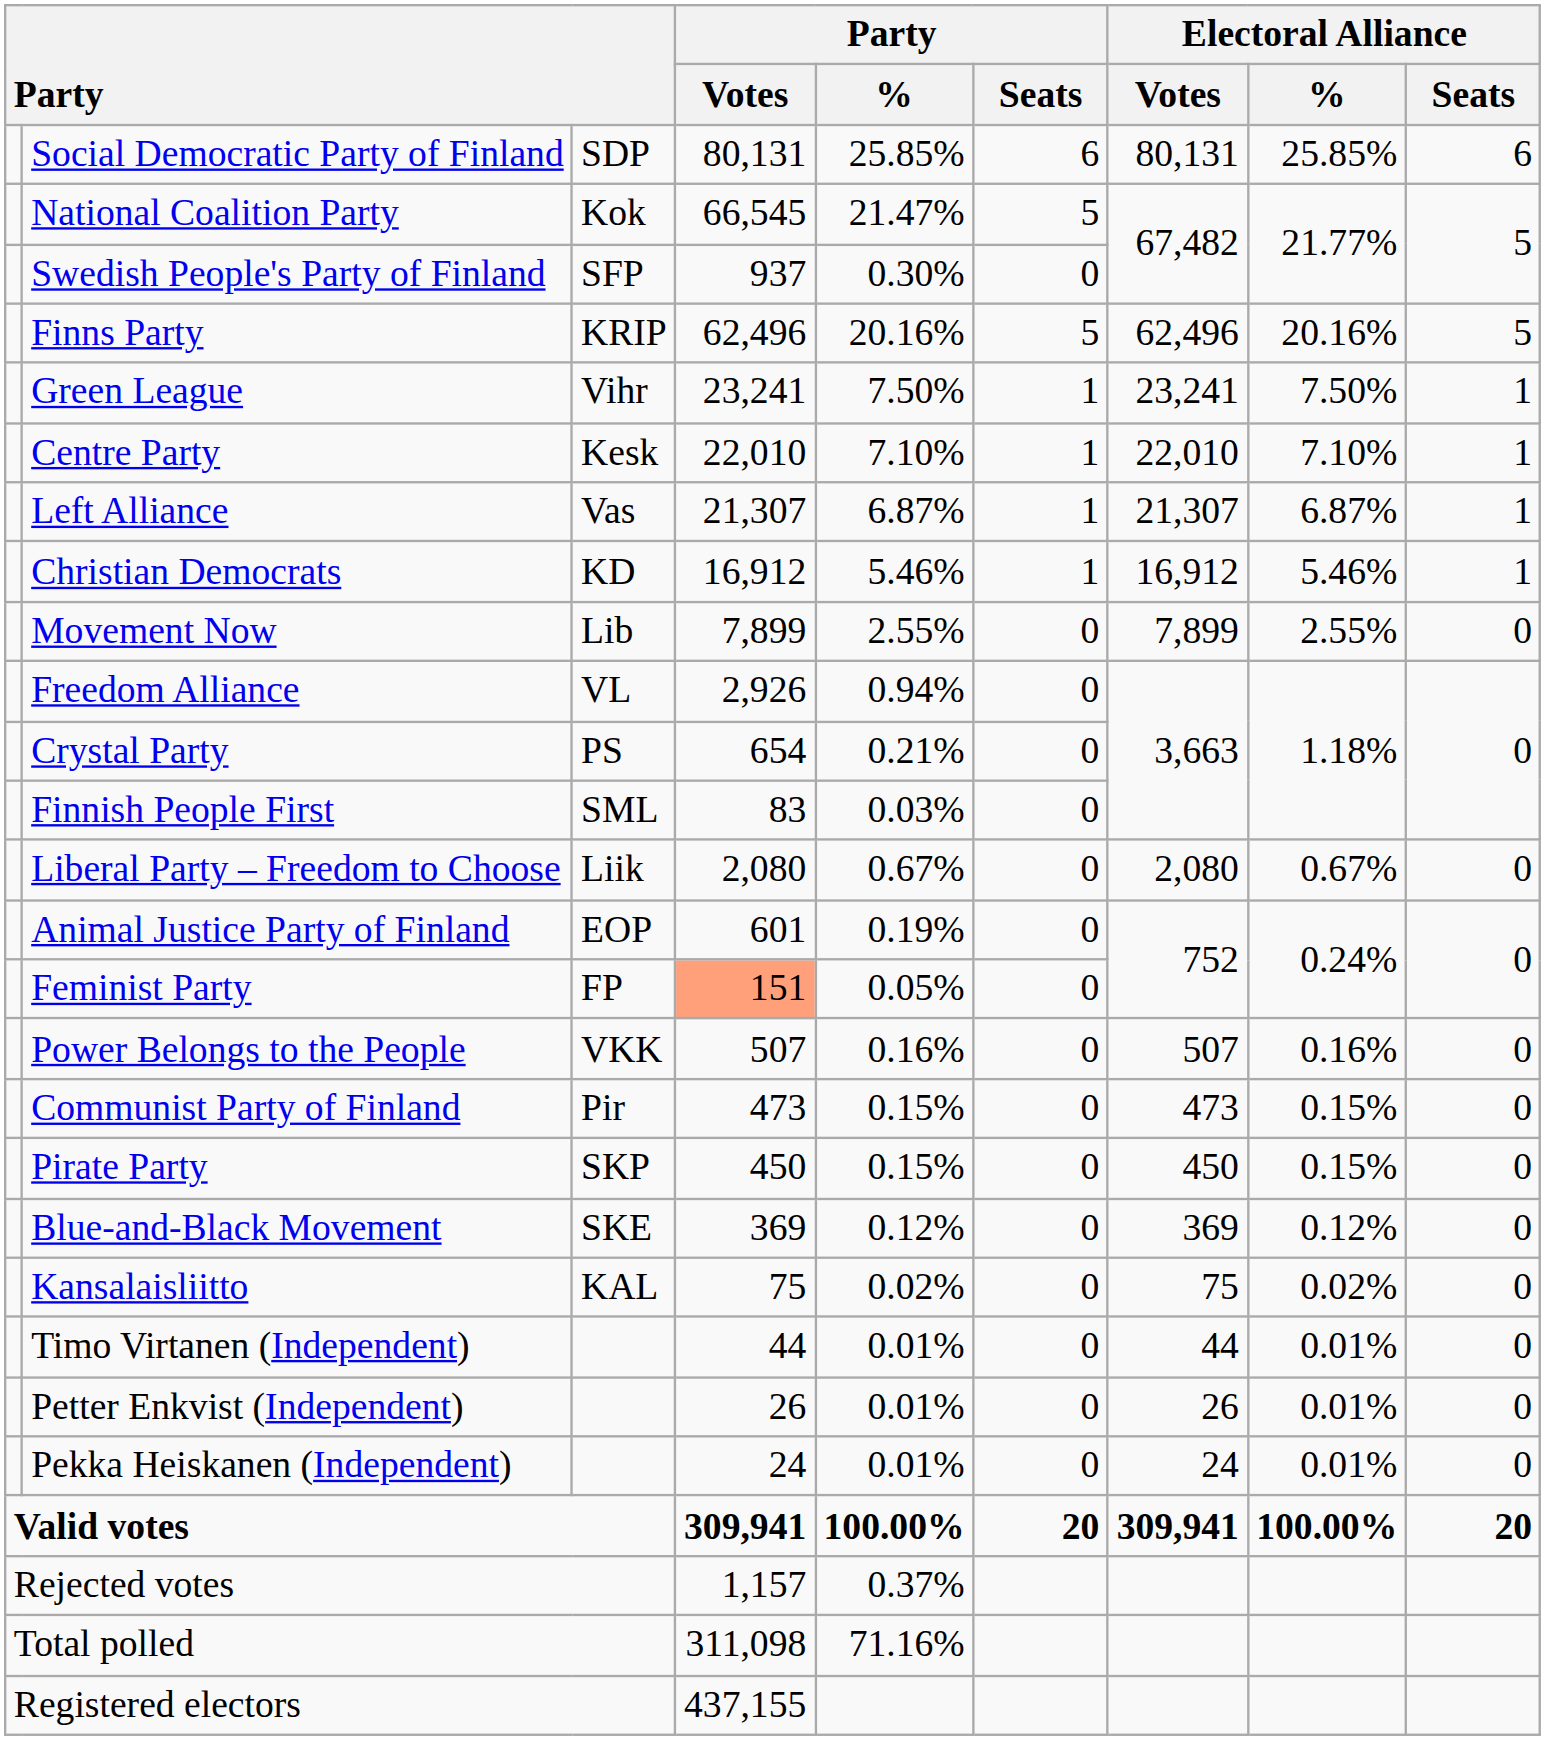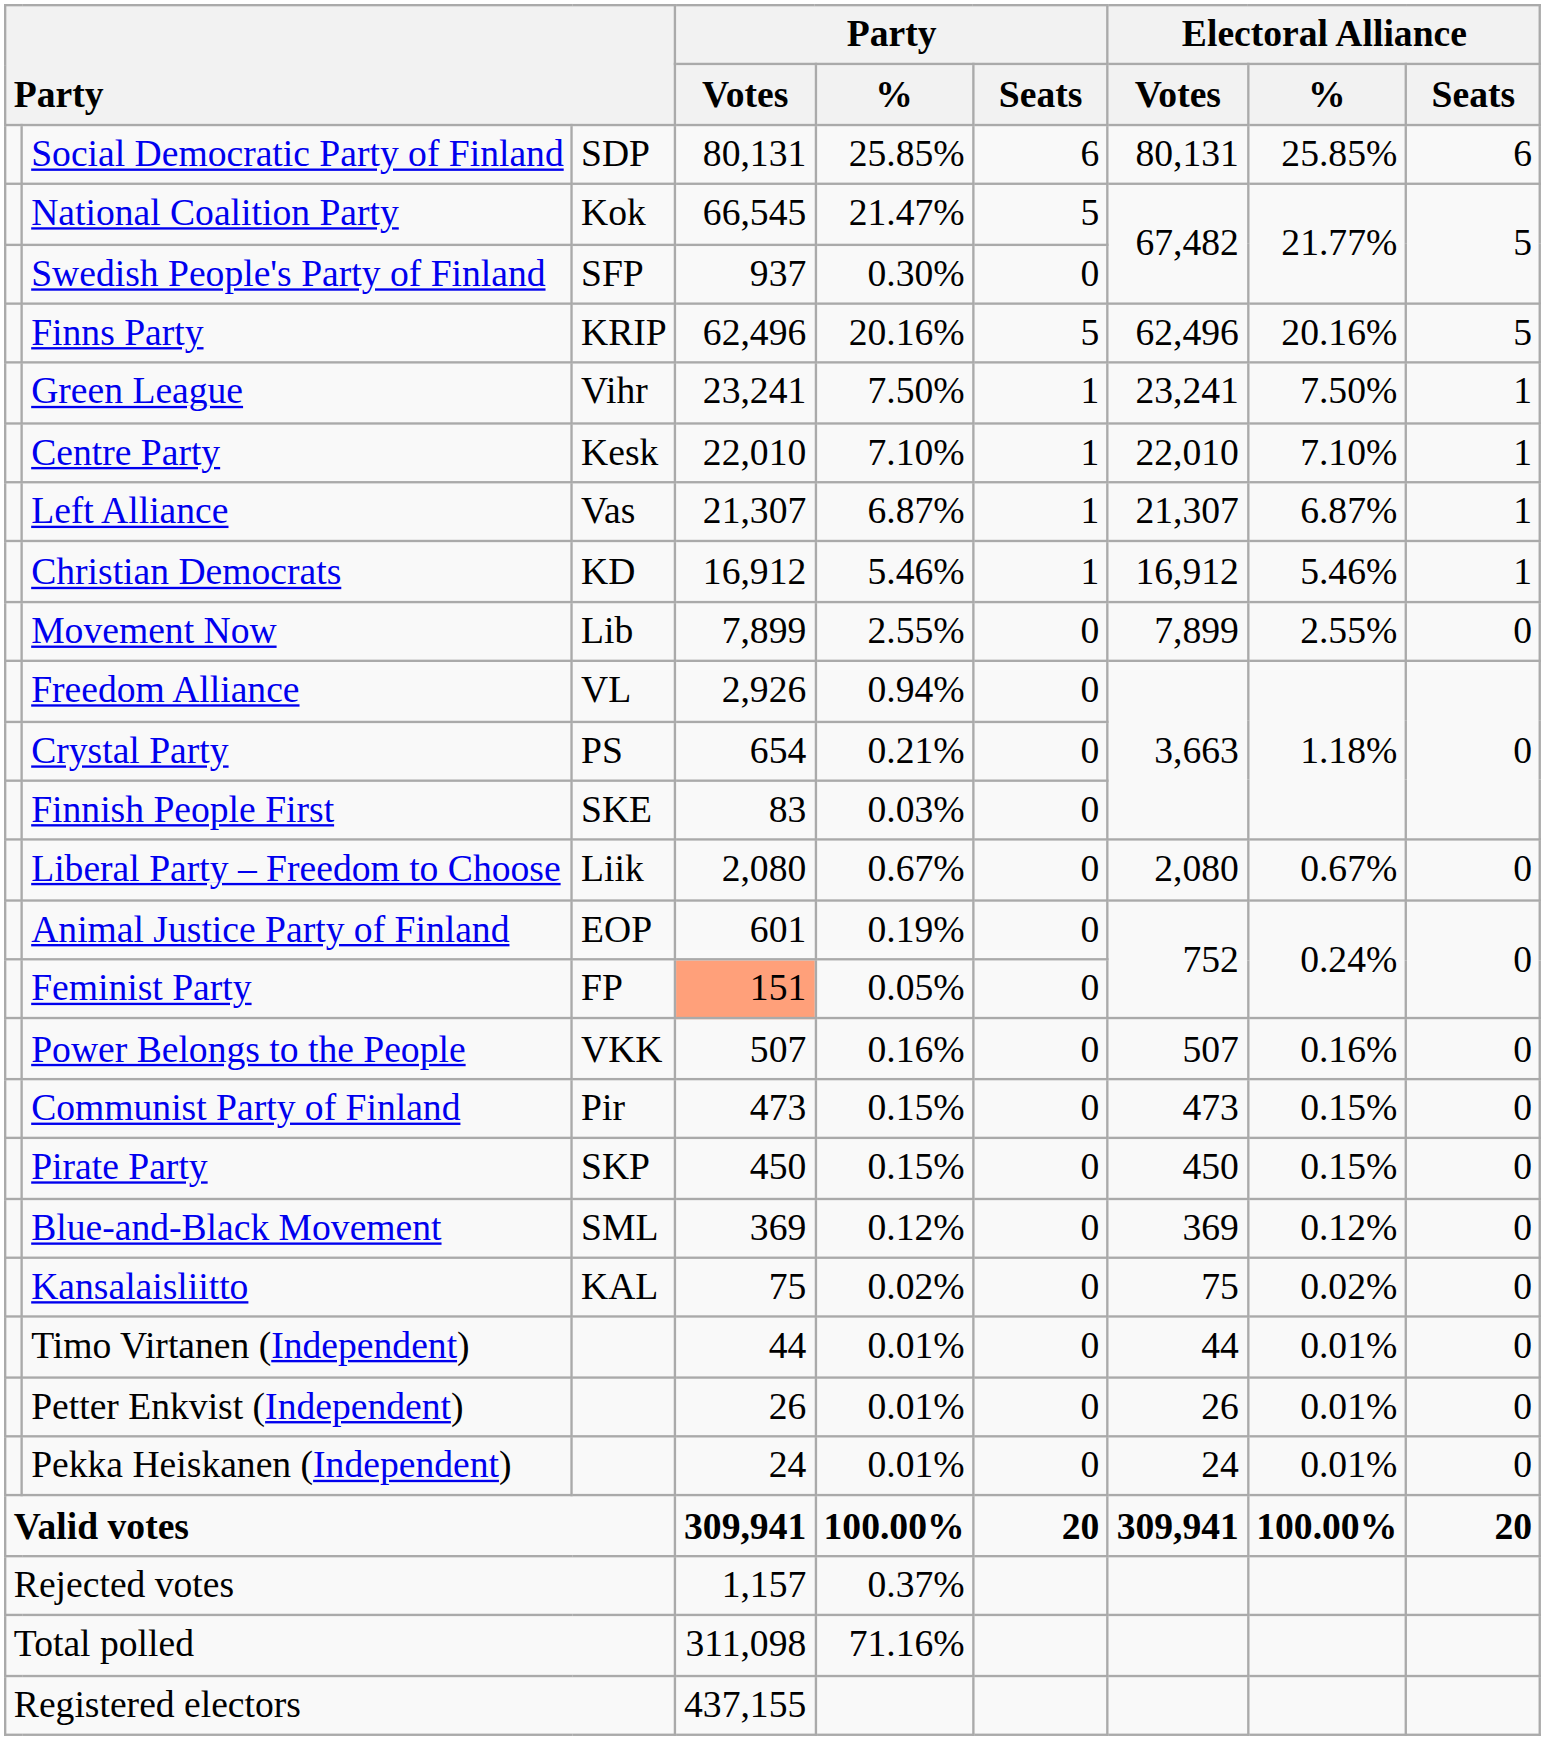(620, 809) SML -> (617, 809) SKE
(617, 1226) SKE -> (620, 1226) SML
